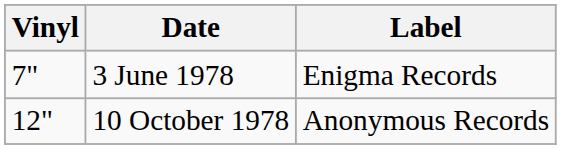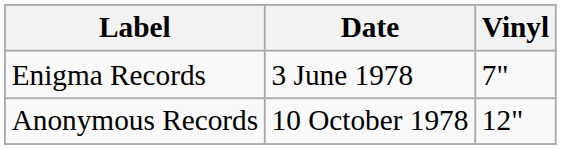columns swapped: (45, 27) <-> (426, 27)
